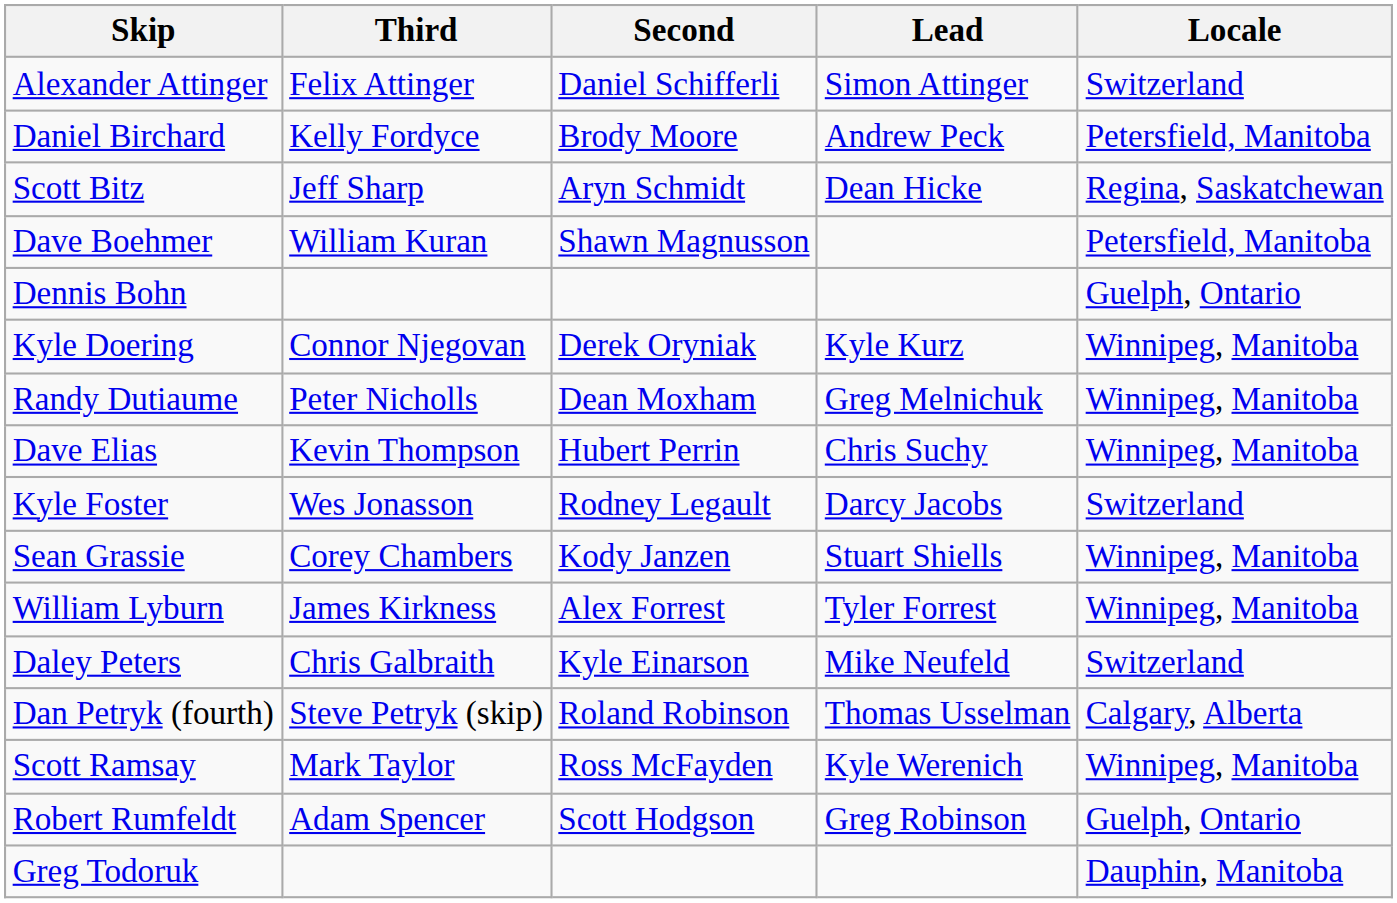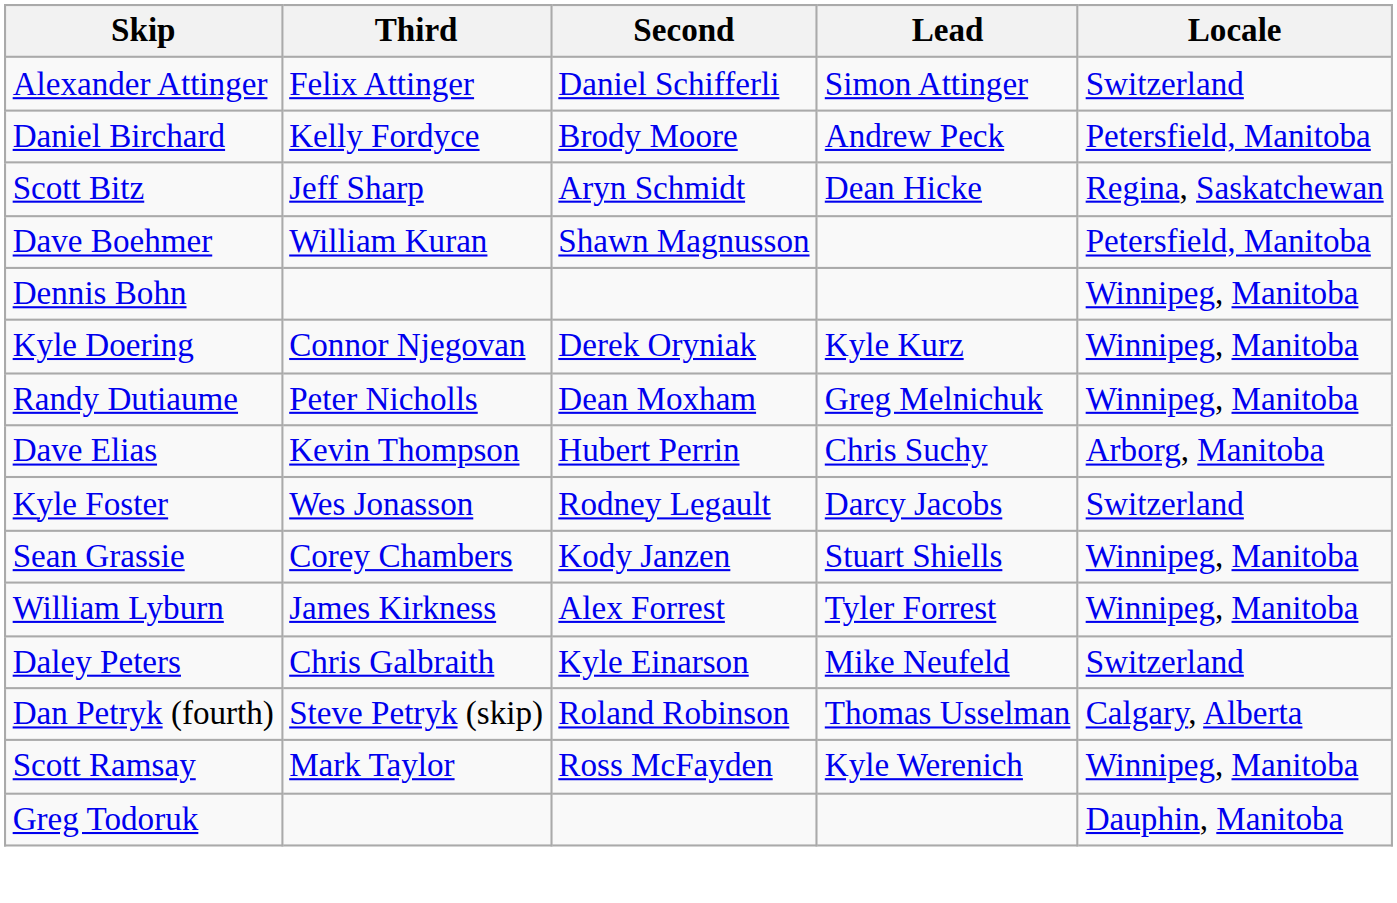(1193, 293) Guelph, Ontario -> (1222, 293) Winnipeg, Manitoba
(1222, 450) Winnipeg, Manitoba -> (1205, 450) Arborg, Manitoba
- row: (124, 818)
